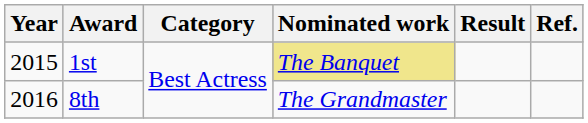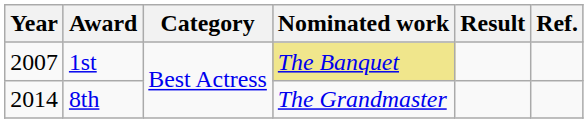(34, 61) 2015 -> (34, 61) 2007
(34, 99) 2016 -> (34, 99) 2014
